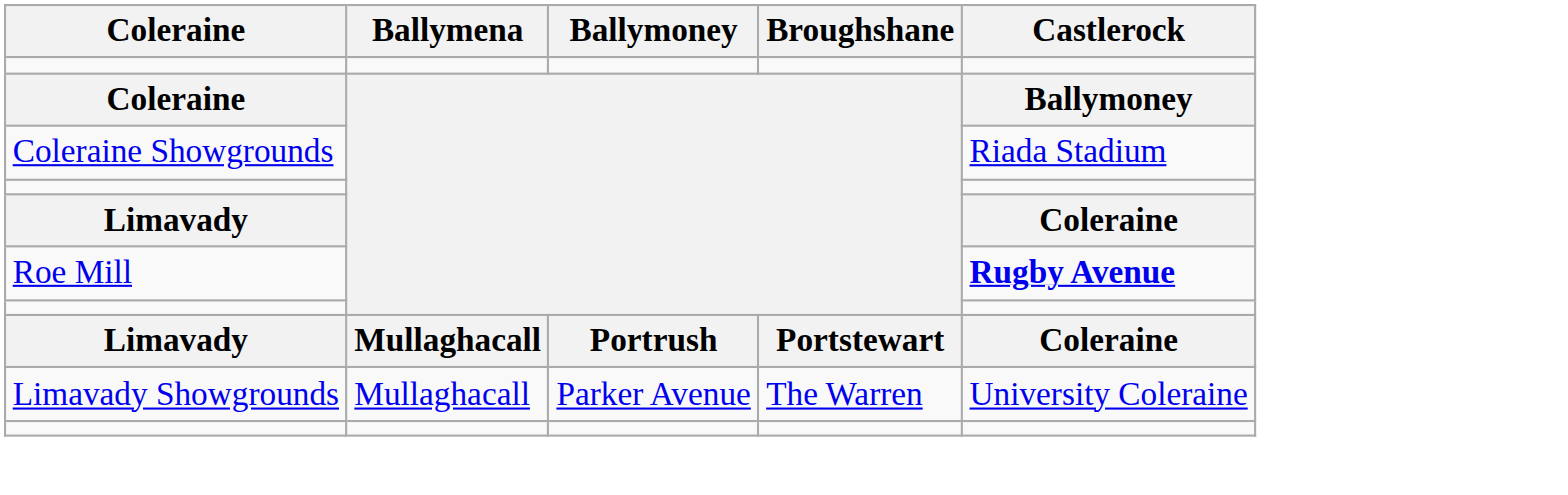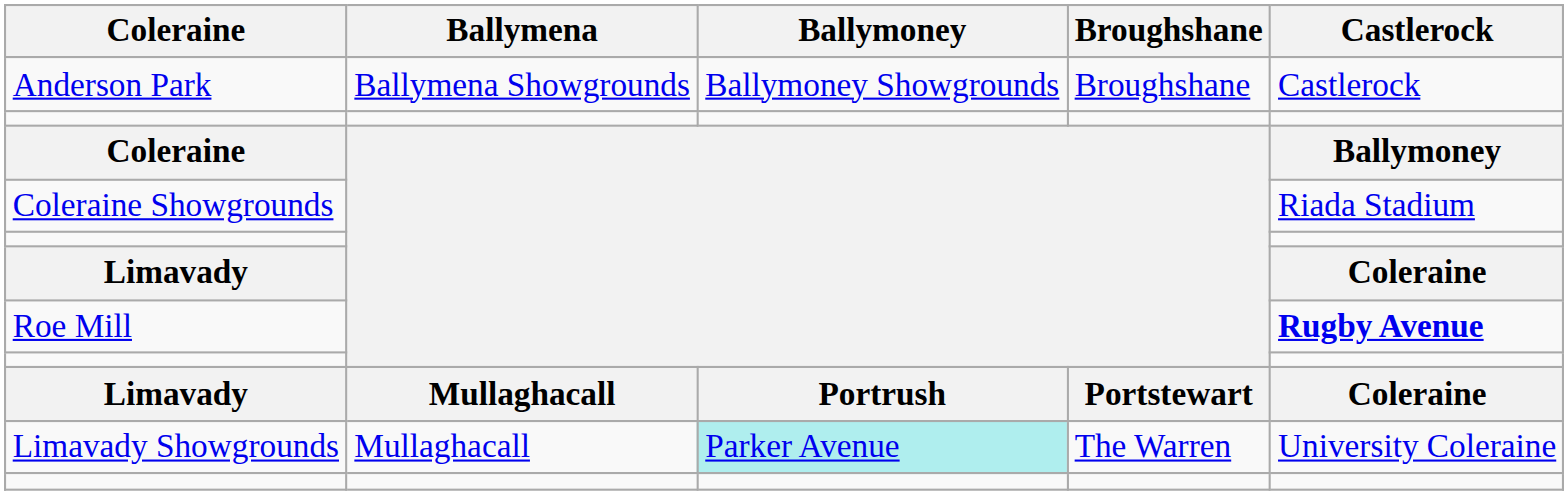+ row: (112, 83)
(654, 393) no background -> (802, 446) paleturquoise background
